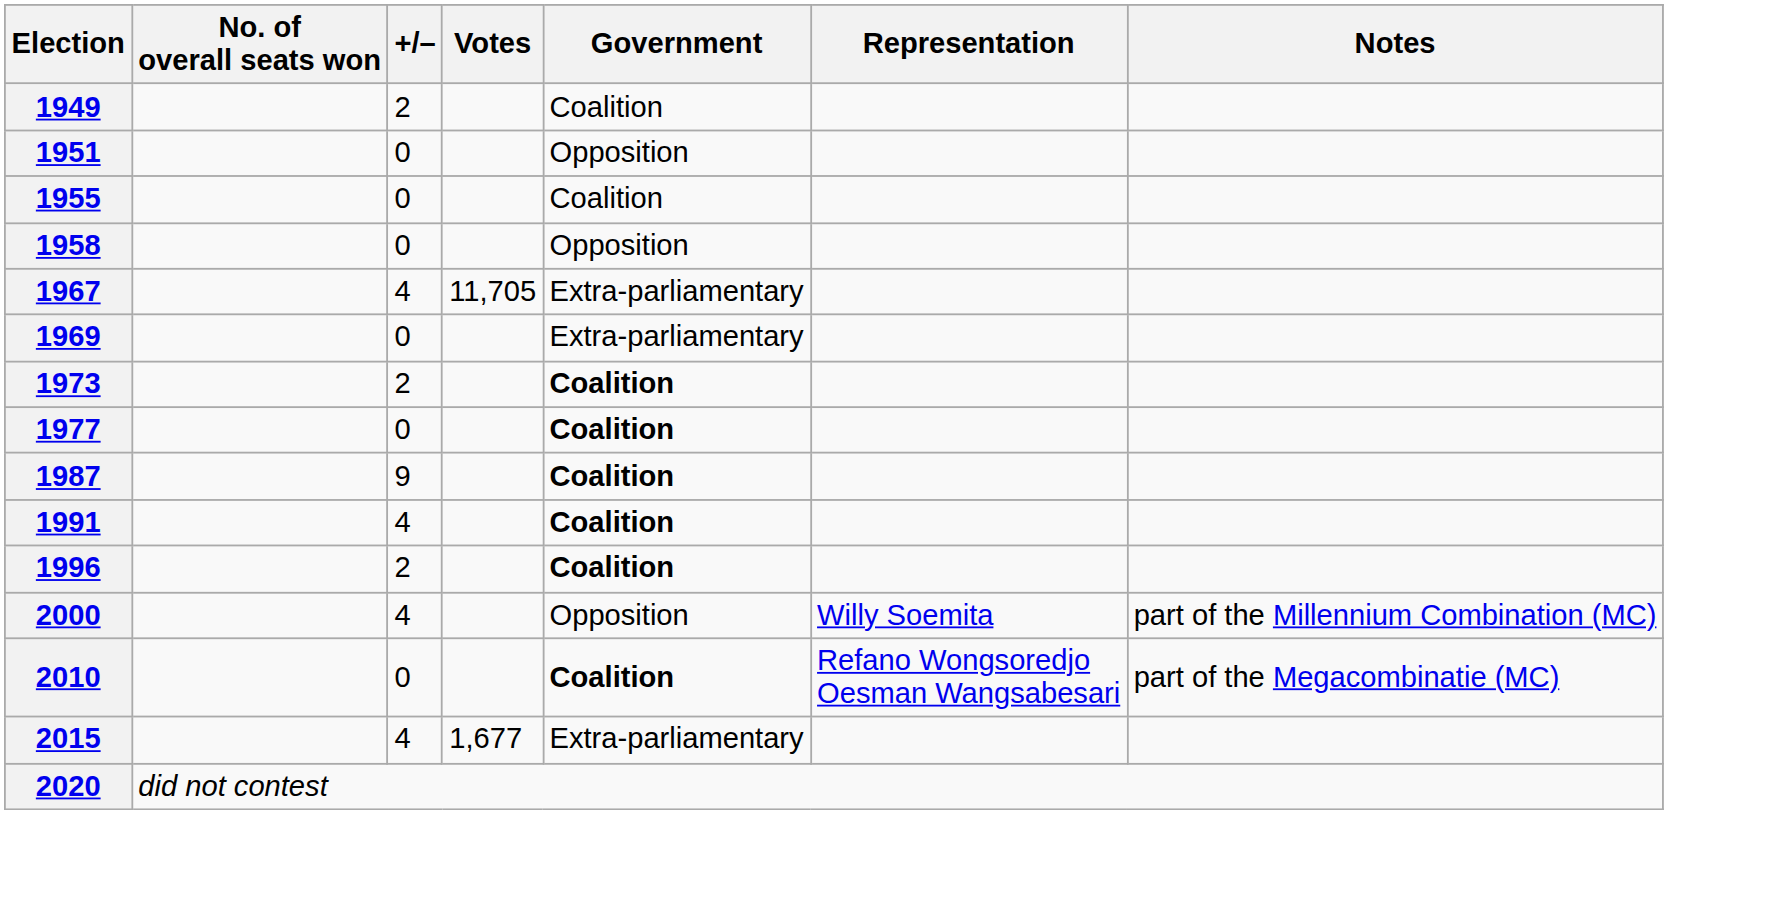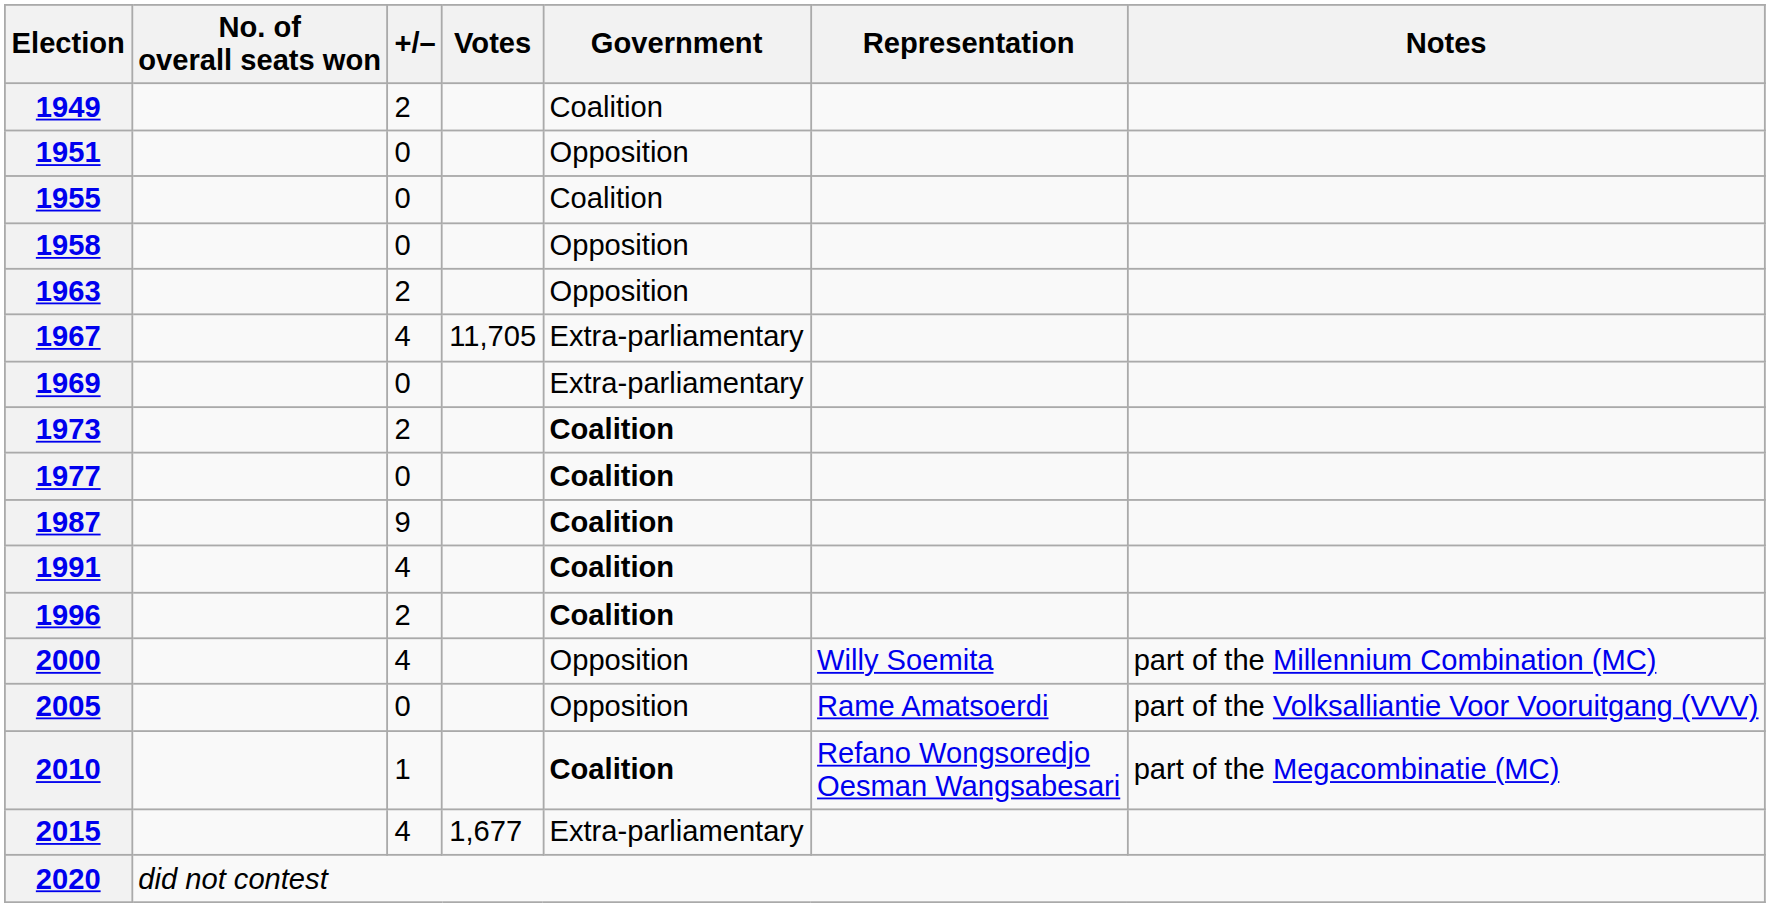+ row: (68, 291)
+ row: (68, 706)
(403, 677) 0 -> (403, 769) 1
